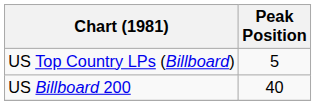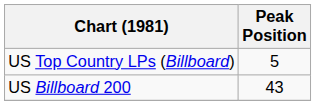(274, 87) 40 -> (274, 87) 43
